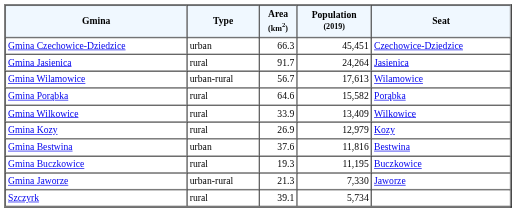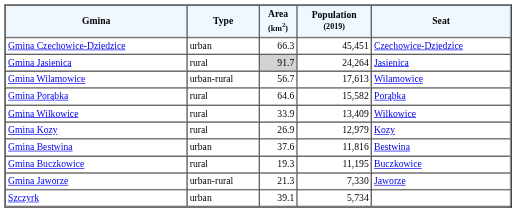(286, 62) no background -> (286, 62) lightgrey background
(199, 198) rural -> (201, 198) urban
